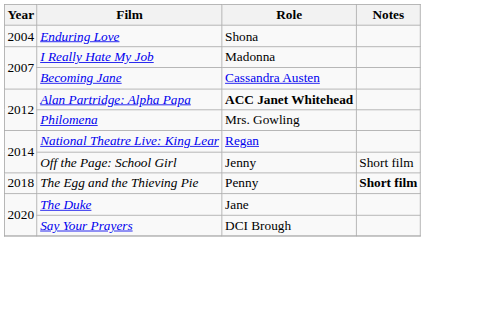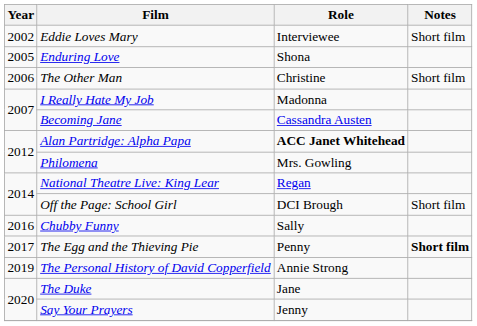+ row: (89, 36)
(21, 36) 2004 -> (21, 57) 2005
+ row: (81, 78)
(241, 162) Jenny -> (310, 204) DCI Brough
+ row: (79, 225)
(21, 183) 2018 -> (21, 246) 2017
+ row: (155, 267)
(258, 225) DCI Brough -> (292, 309) Jenny
